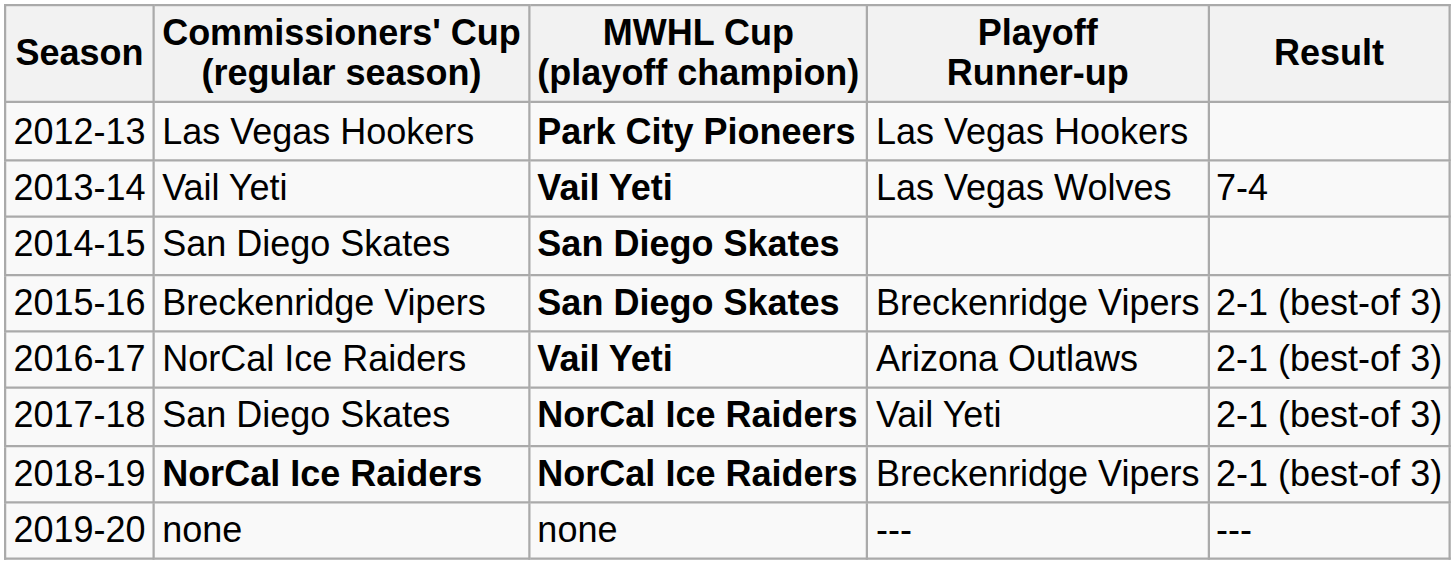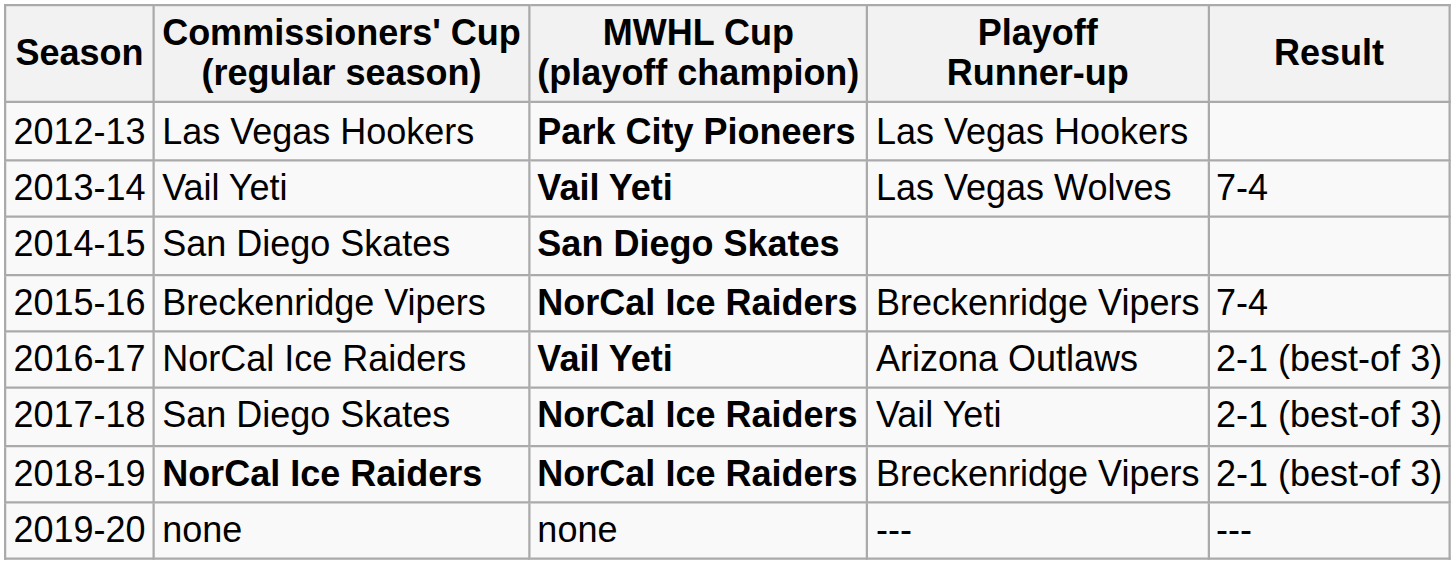(688, 301) San Diego Skates -> (697, 301) NorCal Ice Raiders
(1329, 301) 2-1 (best-of 3) -> (1242, 301) 7-4
